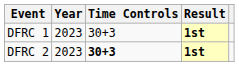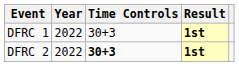(68, 33) 2023 -> (68, 33) 2022
(68, 52) 2023 -> (68, 52) 2022
